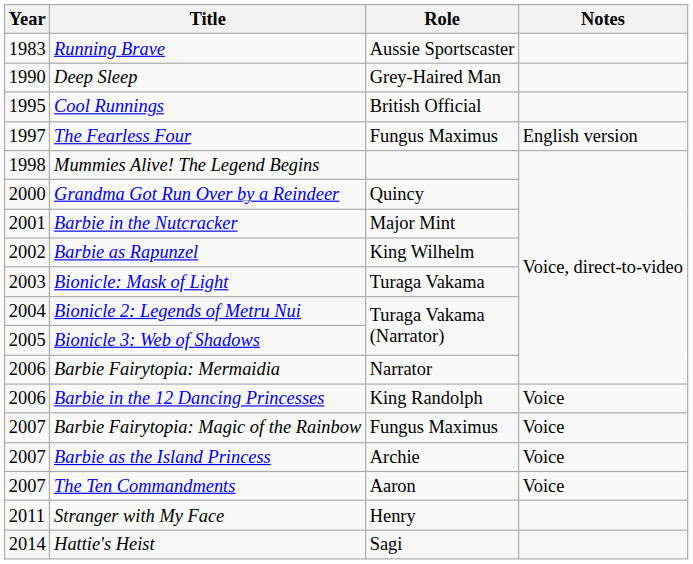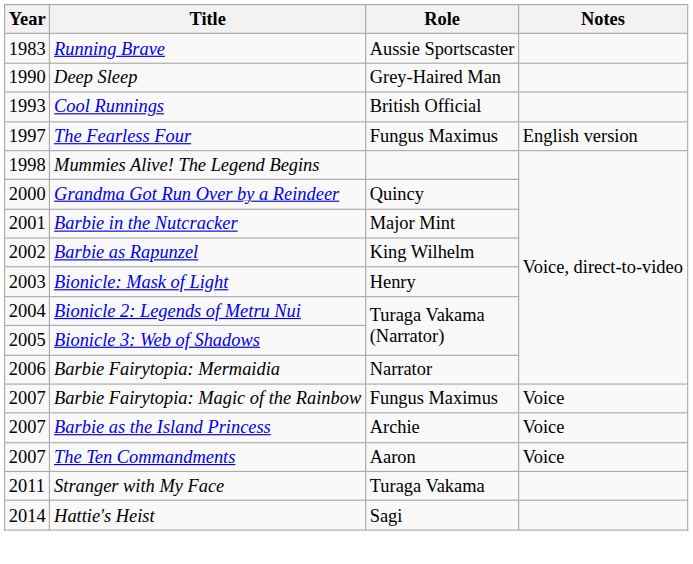(27, 106) 1995 -> (27, 106) 1993
(427, 281) Turaga Vakama -> (393, 281) Henry
- row: (189, 398)
(393, 515) Henry -> (427, 485) Turaga Vakama
